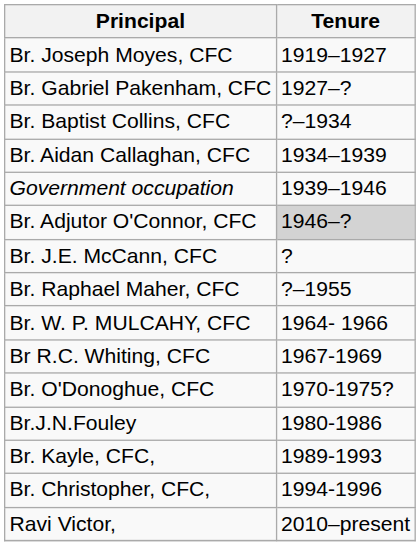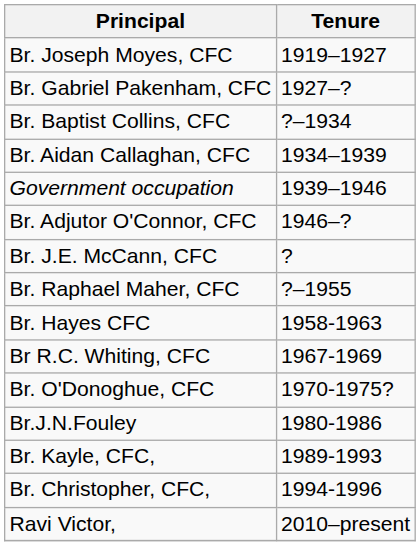(316, 222) lightgrey background -> (316, 222) no background
+ row: (80, 322)
- row: (130, 322)
